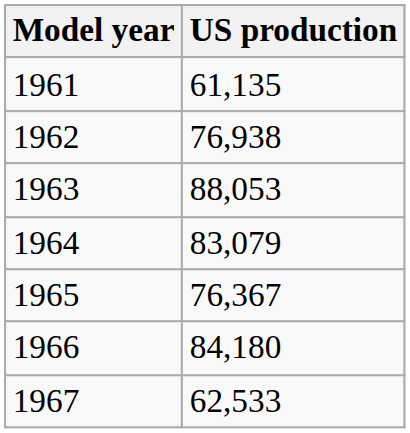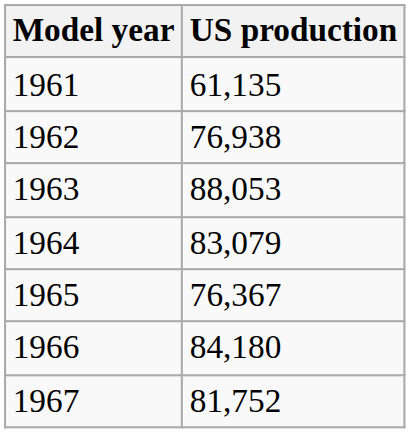(236, 400) 62,533 -> (236, 400) 81,752
